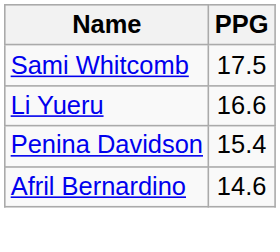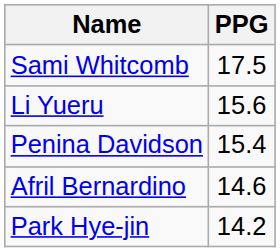(242, 105) 16.6 -> (242, 105) 15.6
+ row: (80, 226)
